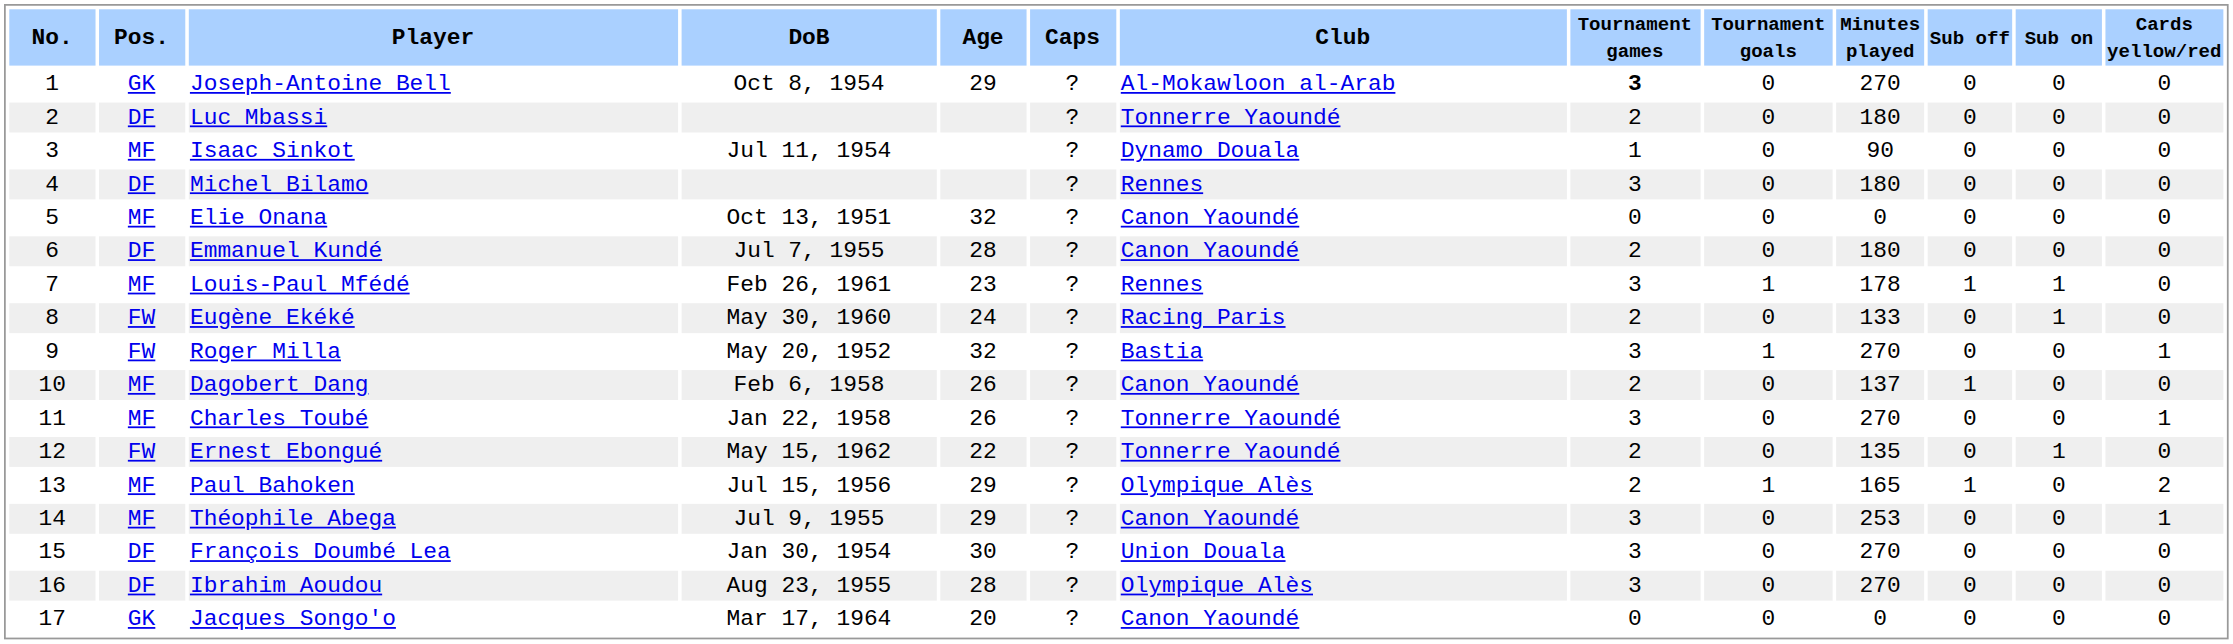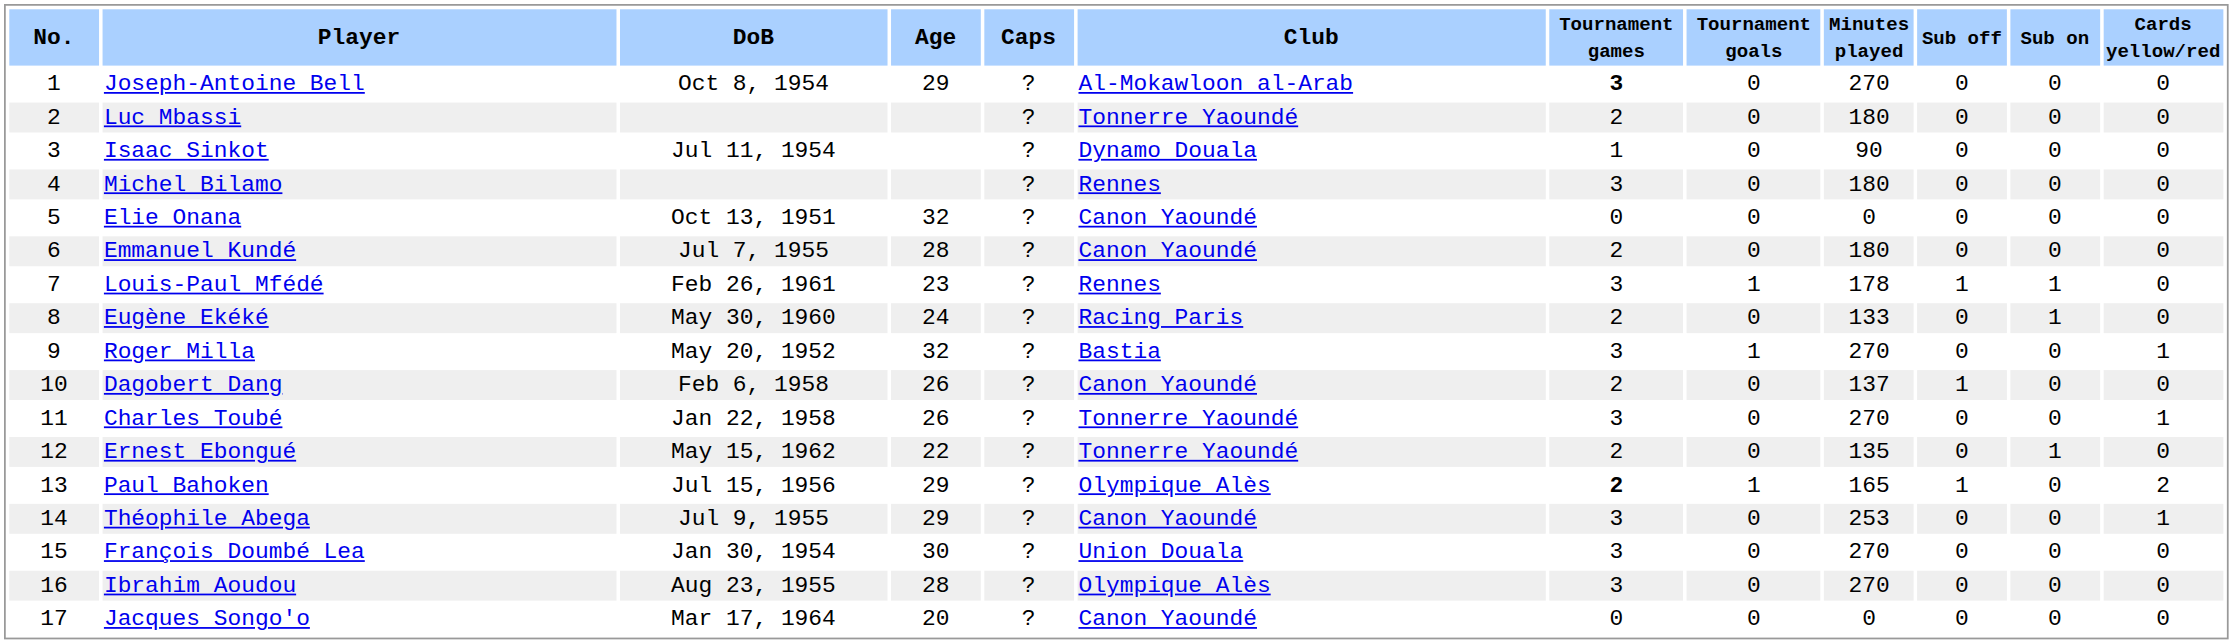- column: (142, 37)
(1635, 485) normal -> (1616, 485) bold
